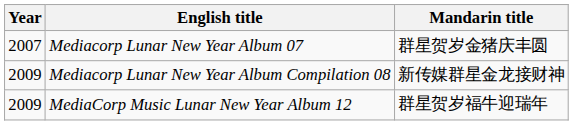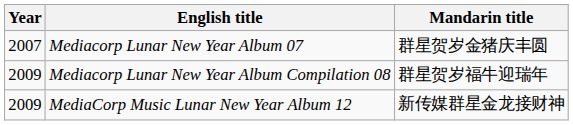(481, 74) 新传媒群星金龙接财神 -> (473, 74) 群星贺岁福牛迎瑞年
(473, 104) 群星贺岁福牛迎瑞年 -> (481, 104) 新传媒群星金龙接财神
